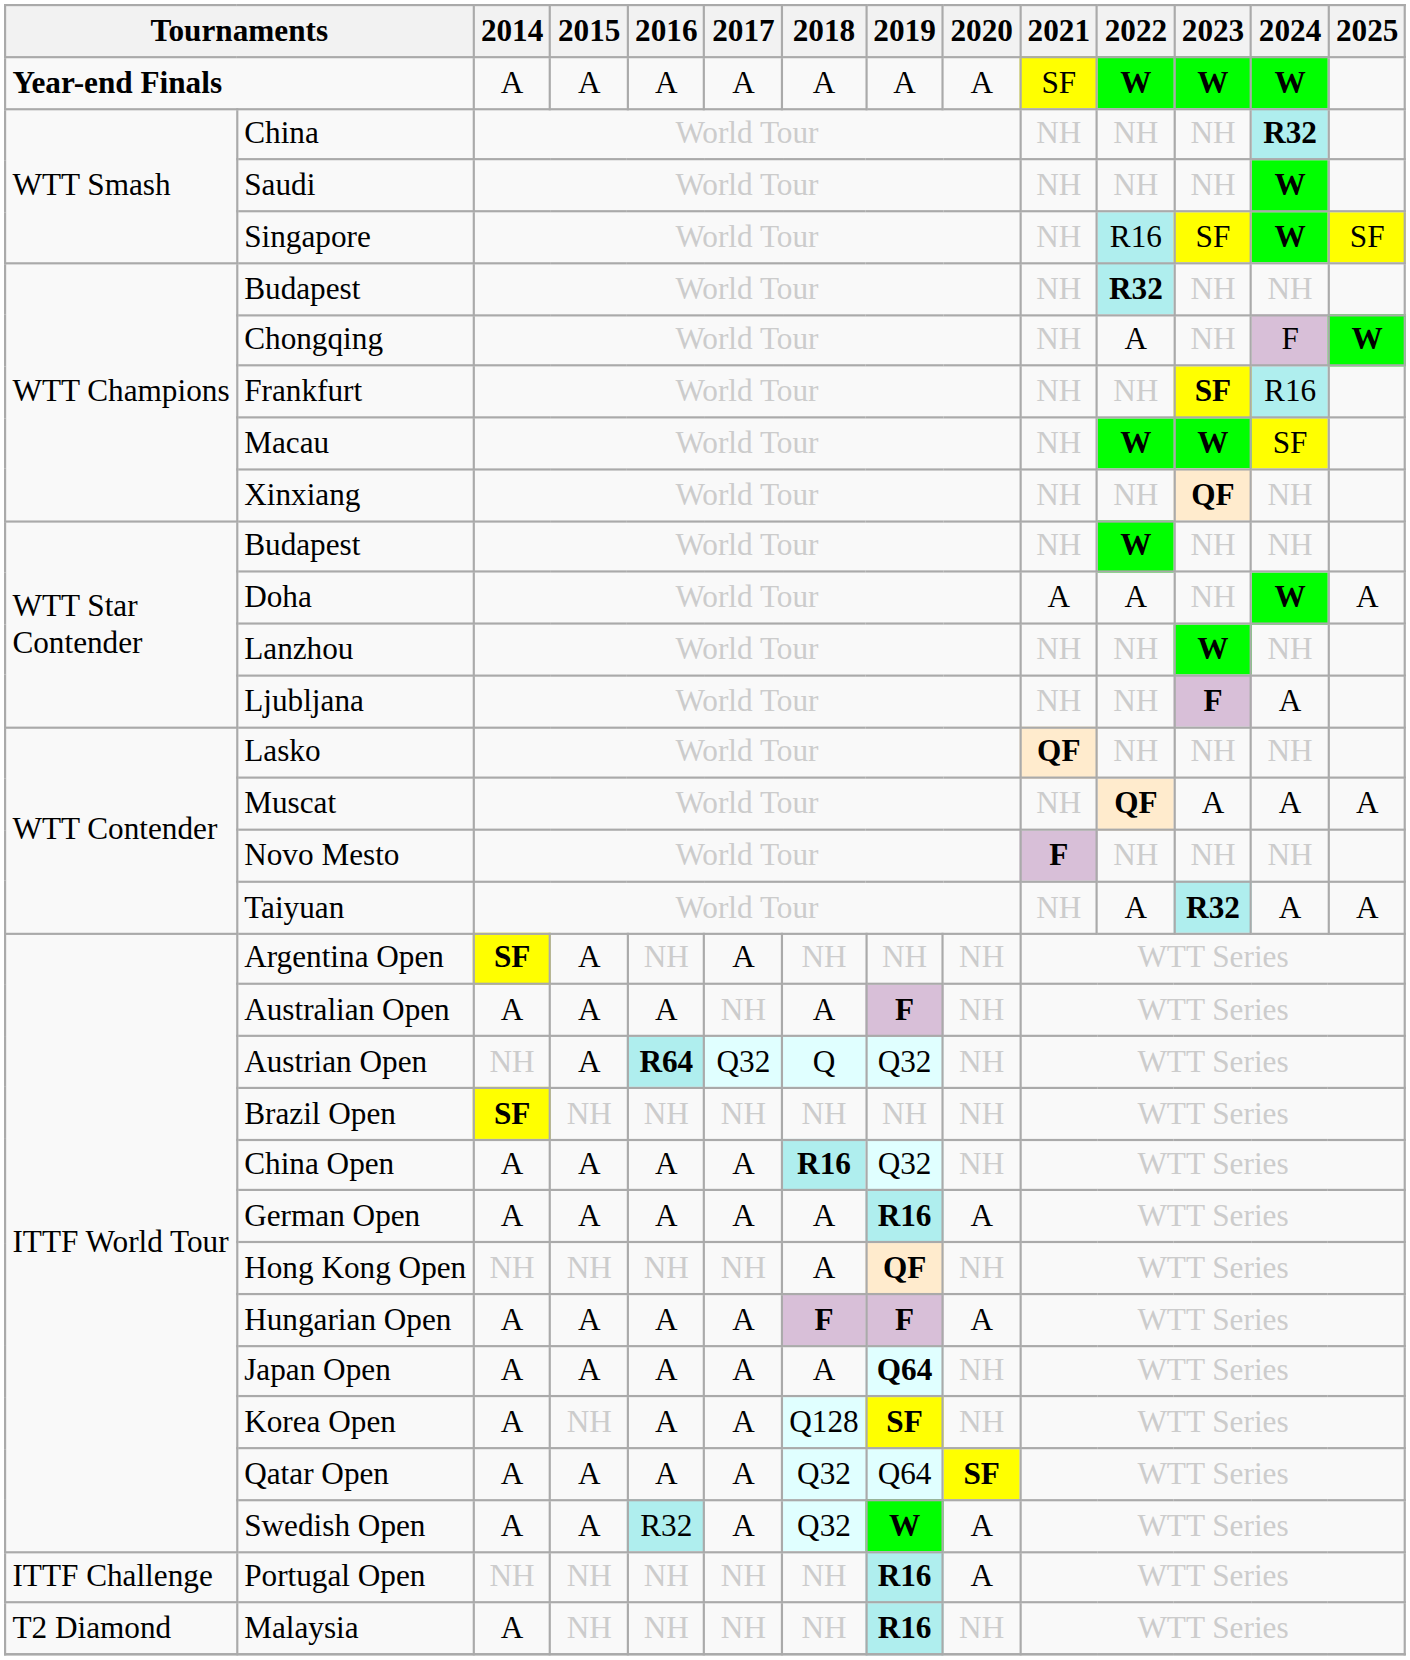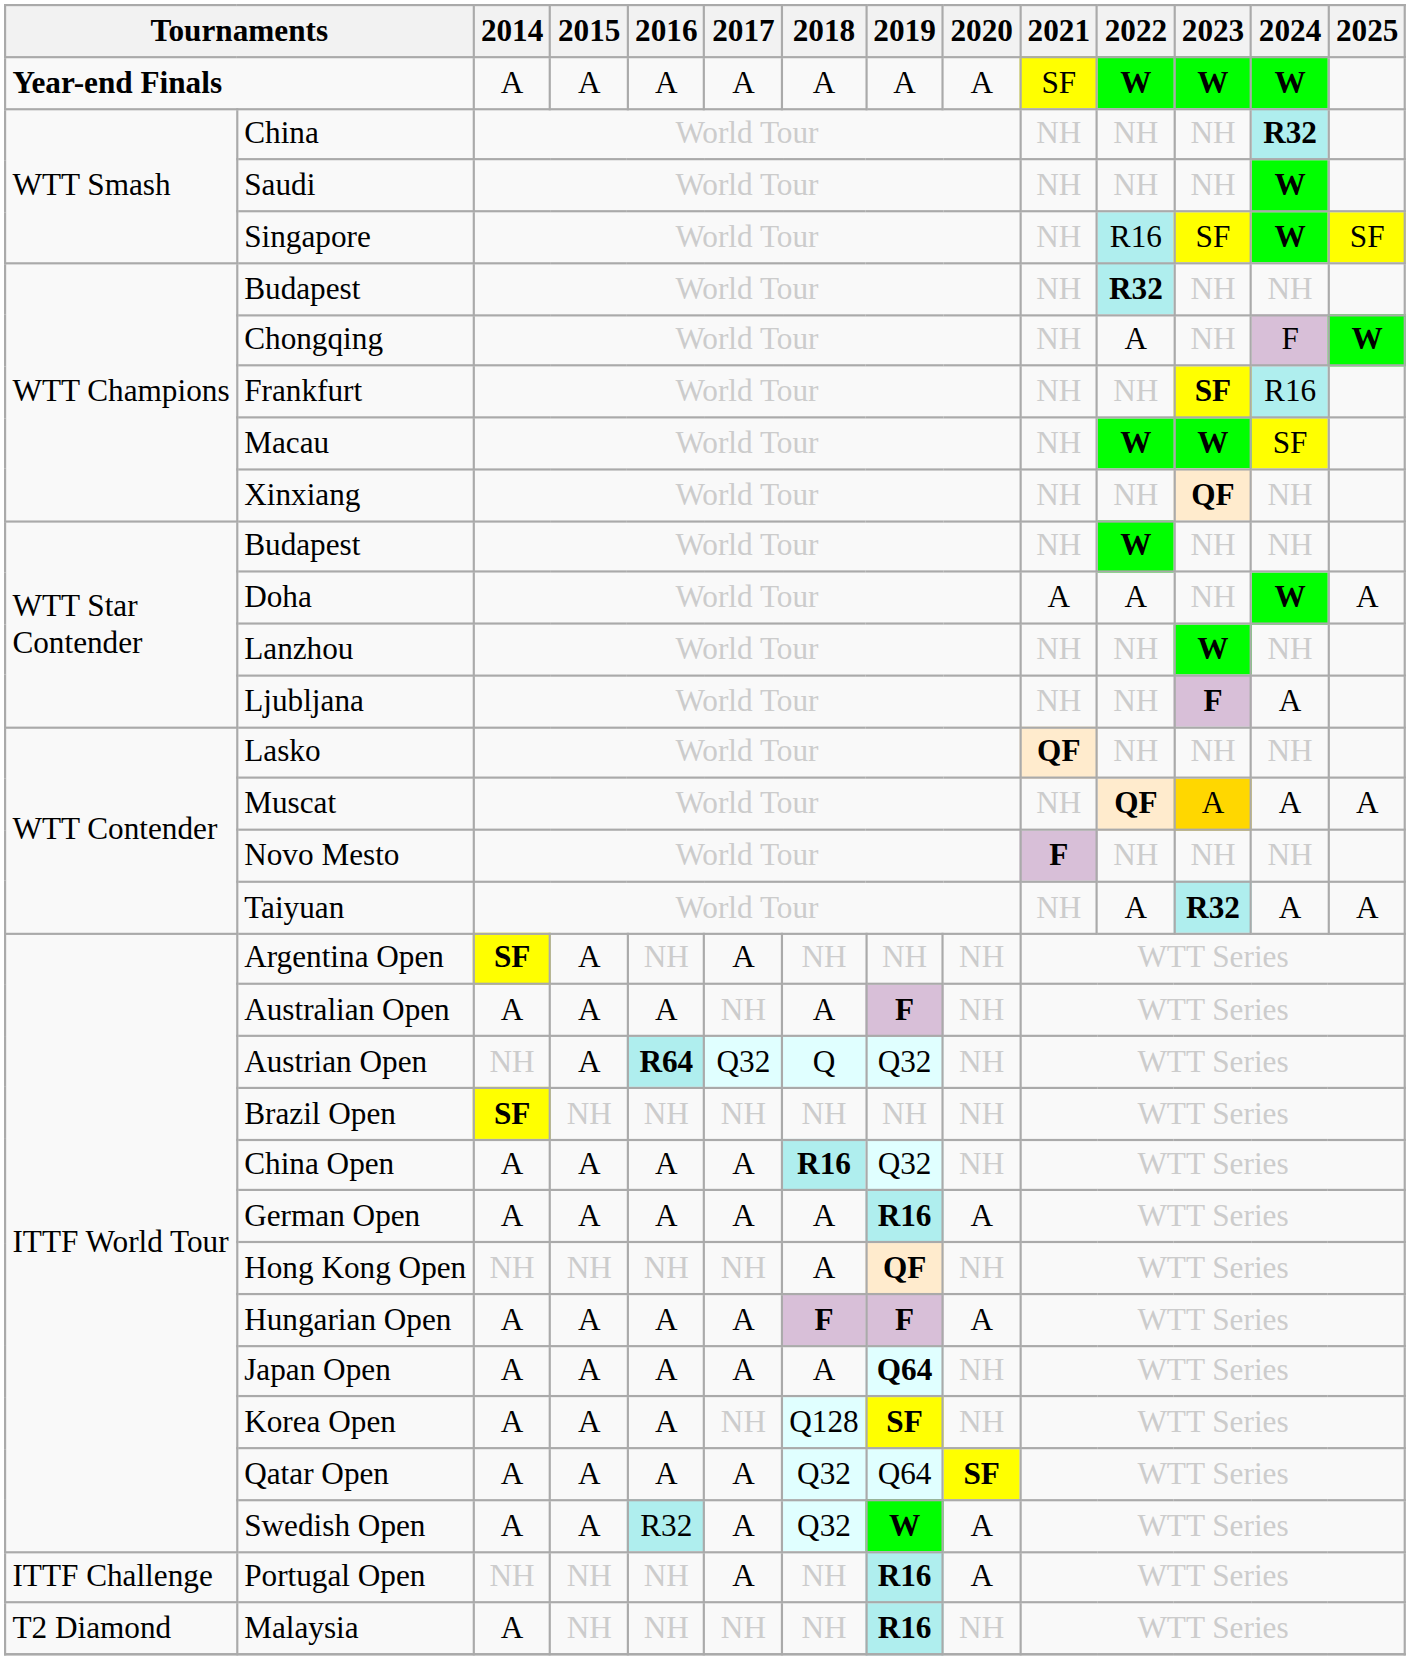(1213, 803) no background -> (1213, 803) gold background
(589, 1422) NH -> (589, 1422) A
(743, 1422) A -> (743, 1422) NH
(743, 1576) NH -> (743, 1576) A
